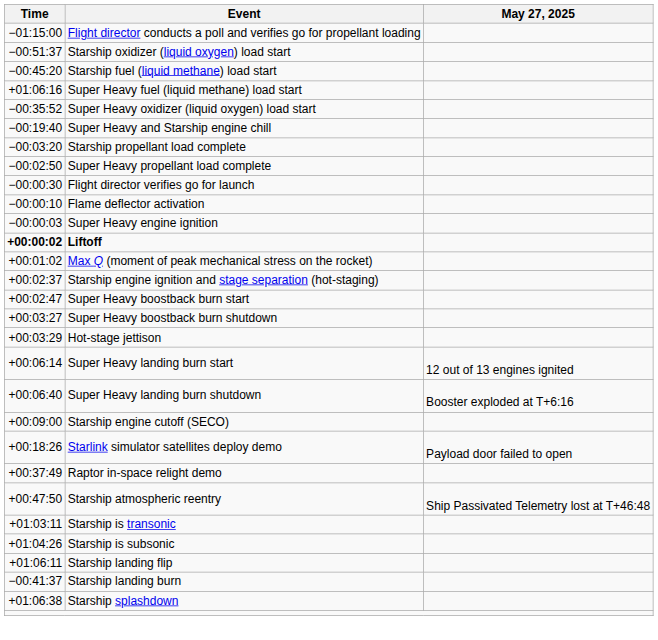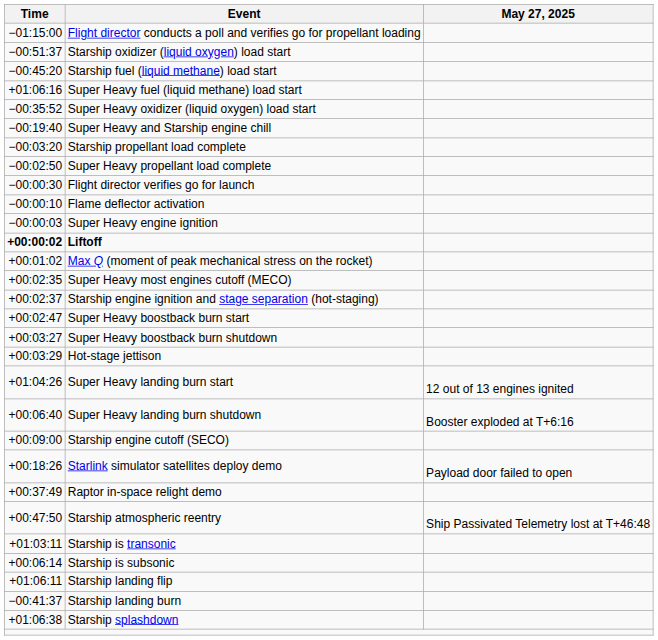+ row: (180, 280)
(35, 363) +00:06:14 -> (35, 382) +01:04:26
(35, 543) +01:04:26 -> (35, 562) +00:06:14
